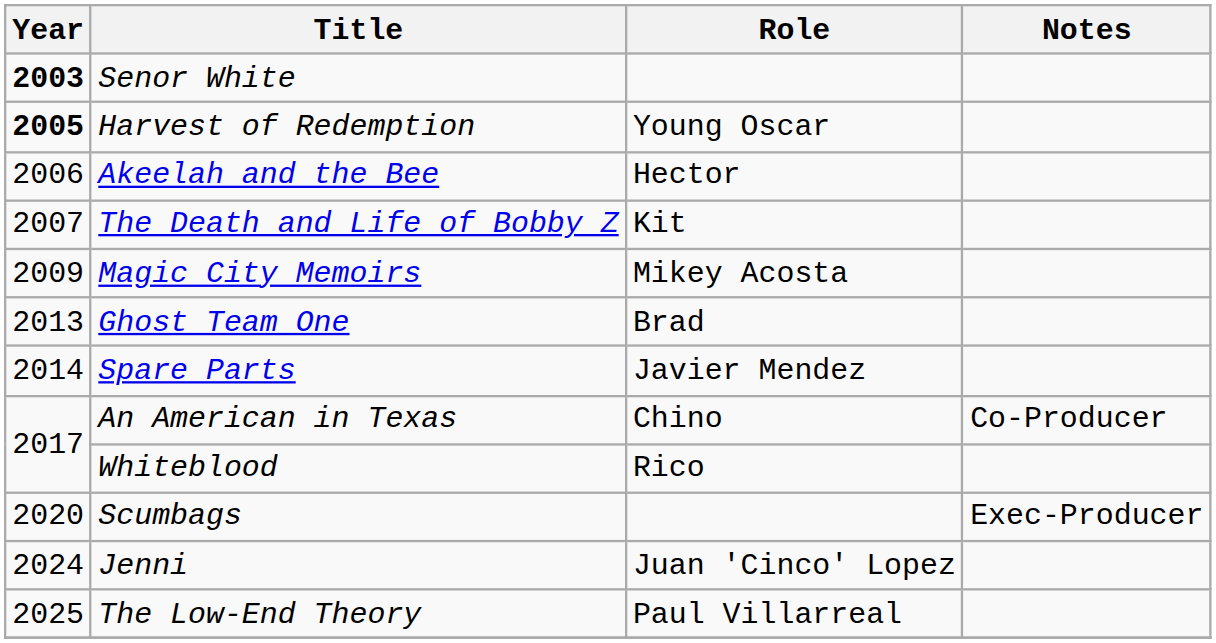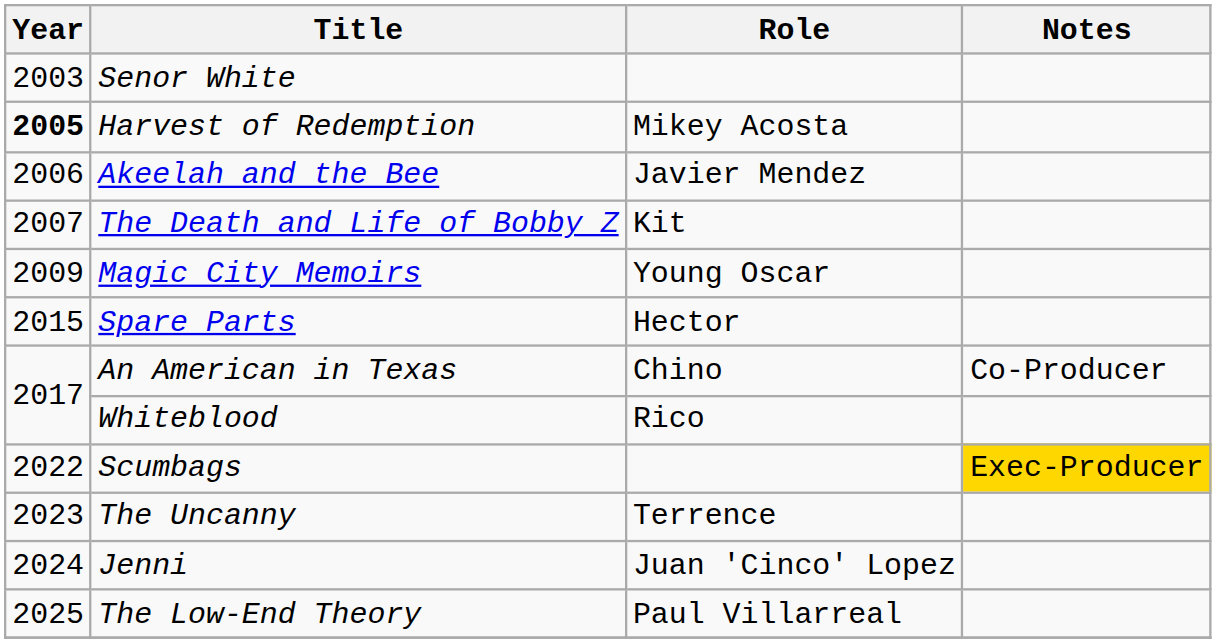(48, 78) bold -> (48, 78) normal
(732, 127) Young Oscar -> (741, 127) Mikey Acosta
(687, 176) Hector -> (750, 176) Javier Mendez
(741, 273) Mikey Acosta -> (732, 273) Young Oscar
- row: (224, 322)
(48, 371) 2014 -> (48, 322) 2015
(750, 371) Javier Mendez -> (687, 322) Hector
(48, 517) 2020 -> (48, 468) 2022
(1087, 517) no background -> (1087, 468) gold background
+ row: (197, 517)
